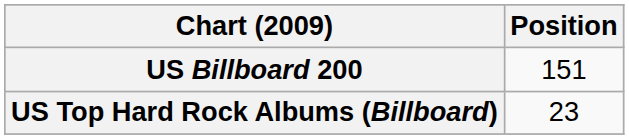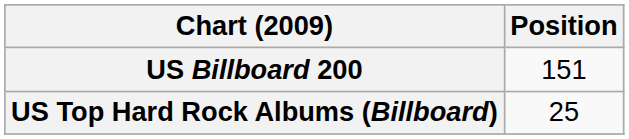(564, 112) 23 -> (564, 112) 25
